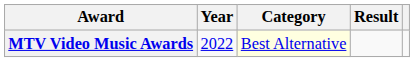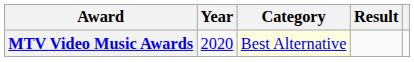(217, 43) 2022 -> (217, 43) 2020
